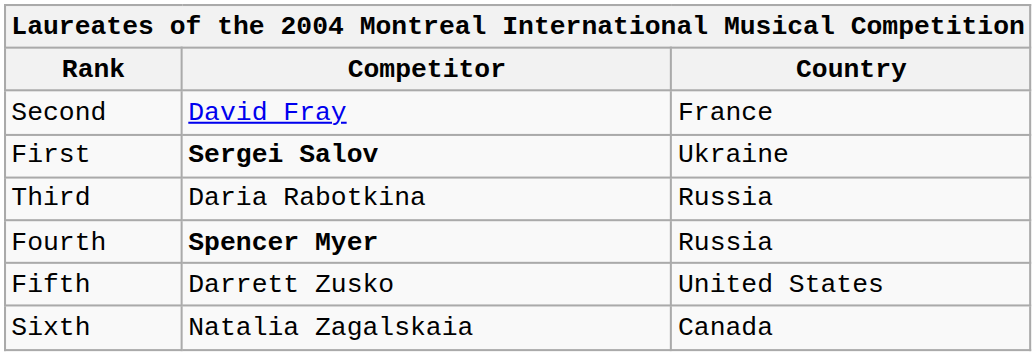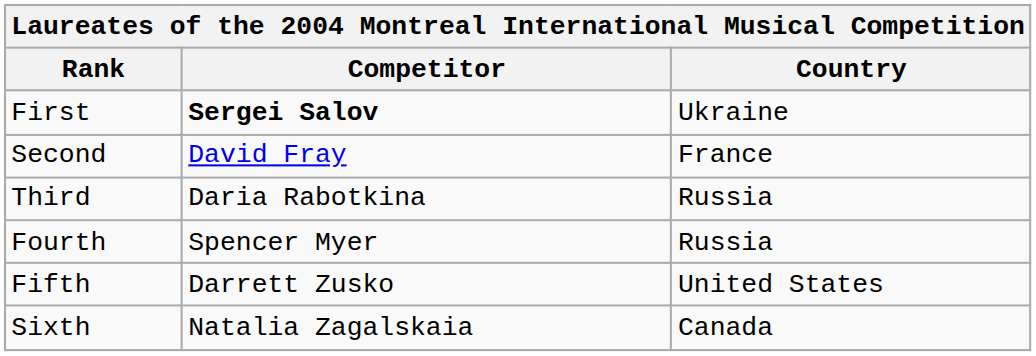rows swapped: (51, 156) <-> (59, 113)
(283, 242) bold -> (283, 242) normal
